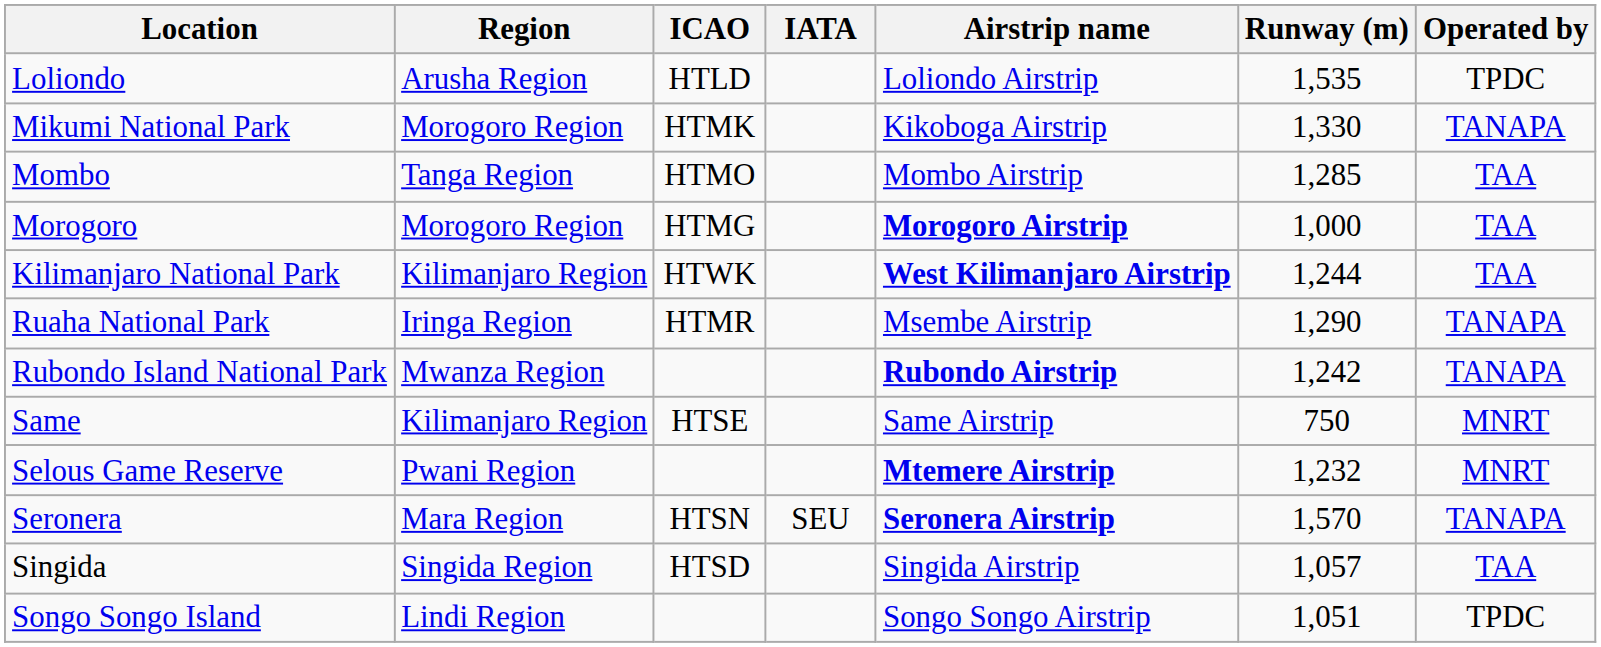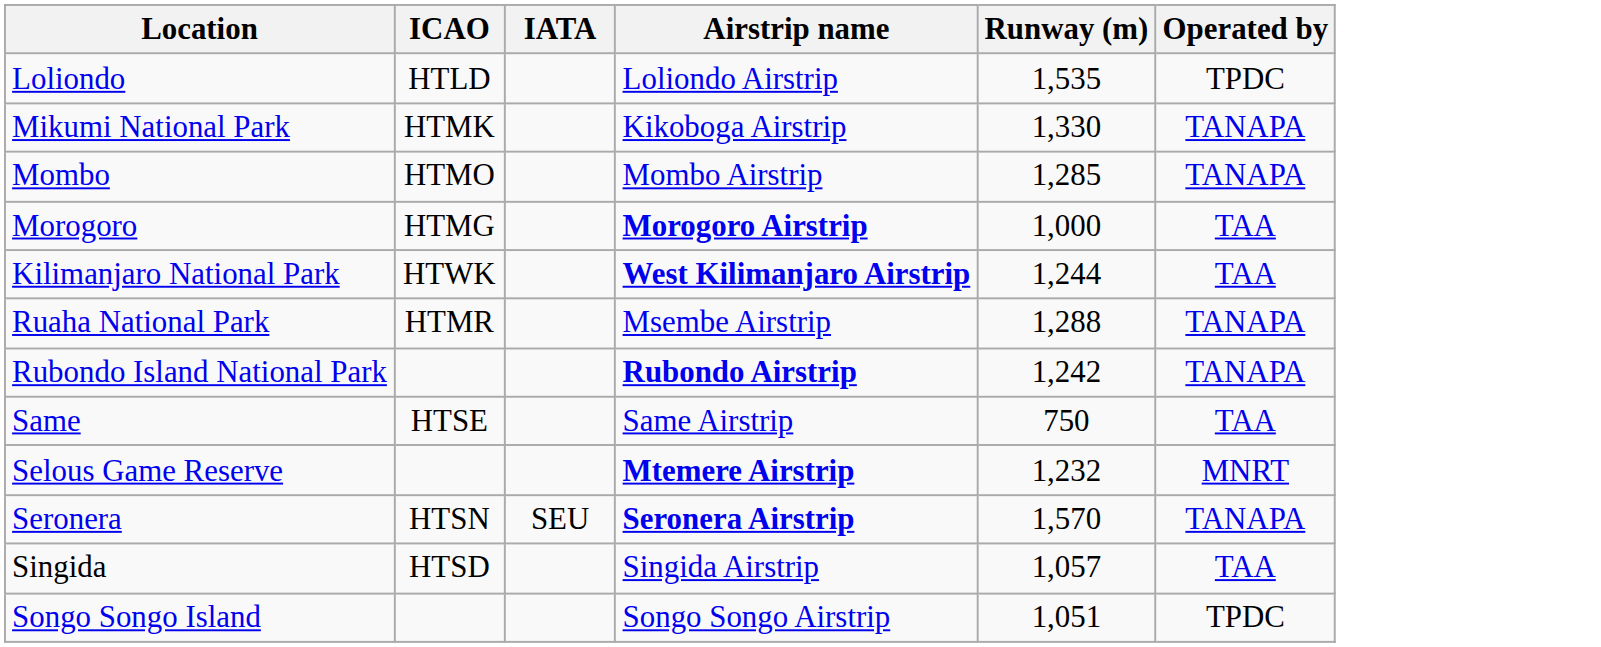- column: (524, 28)
(1506, 175) TAA -> (1245, 175) TANAPA
(1327, 322) 1,290 -> (1066, 322) 1,288
(1506, 420) MNRT -> (1245, 420) TAA
